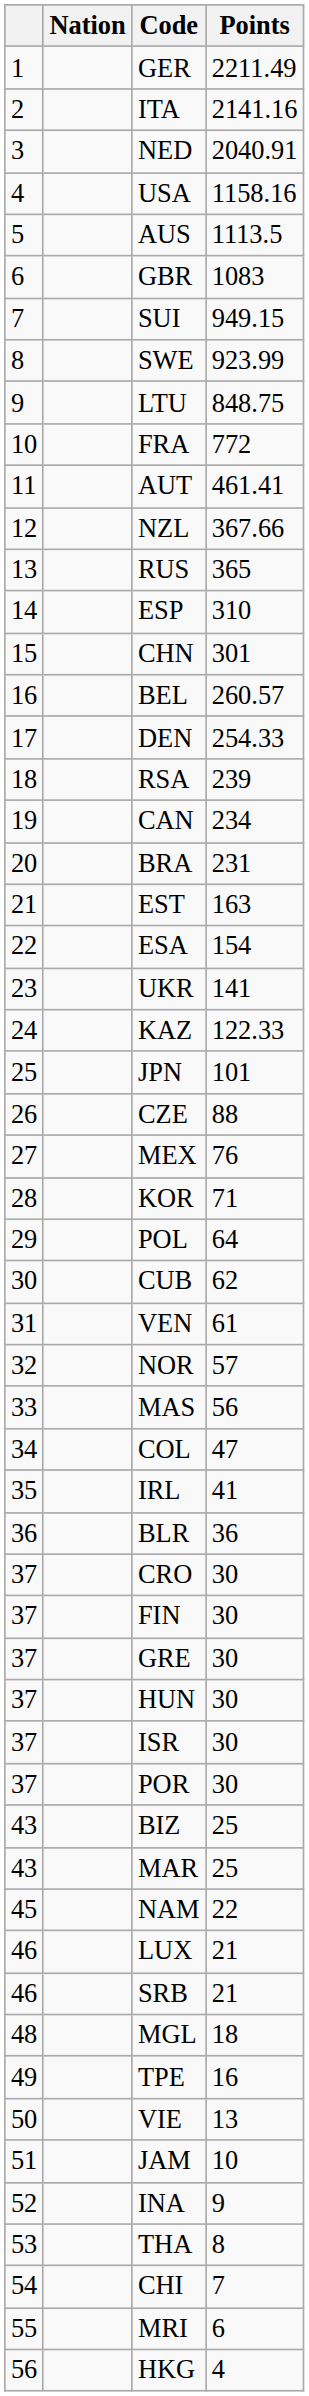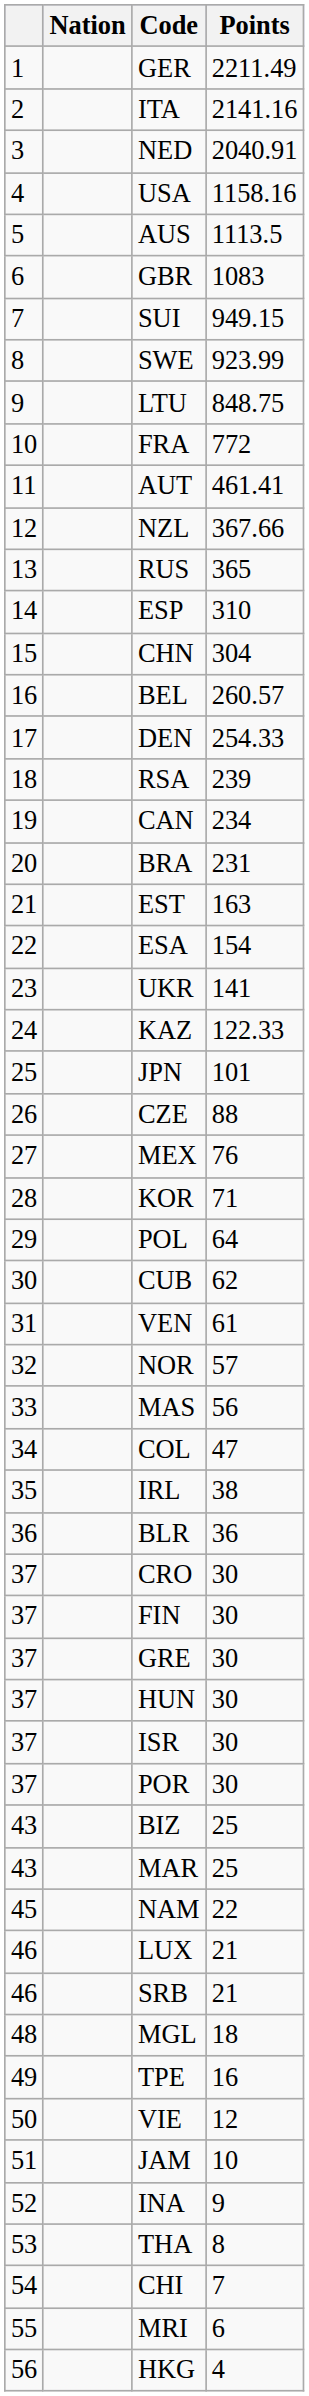(232, 653) 301 -> (232, 653) 304
(225, 1490) 41 -> (225, 1490) 38
(225, 2118) 13 -> (225, 2118) 12
